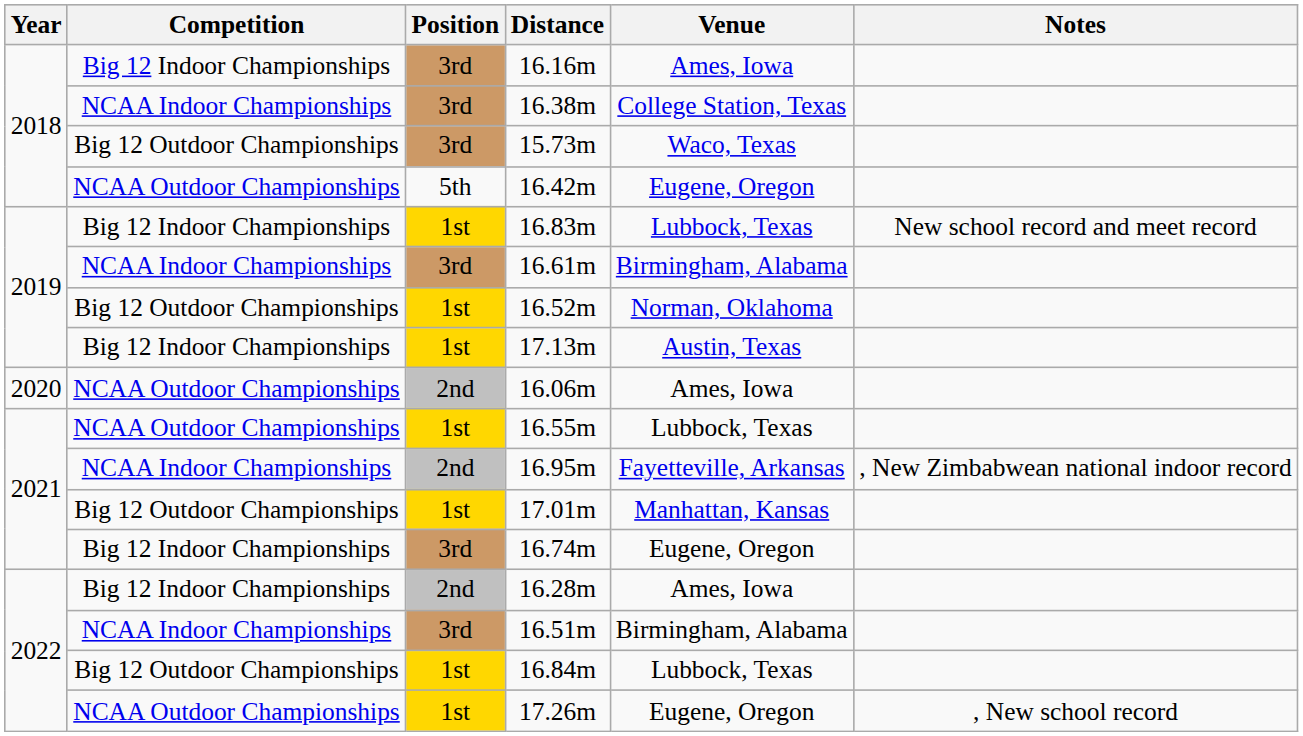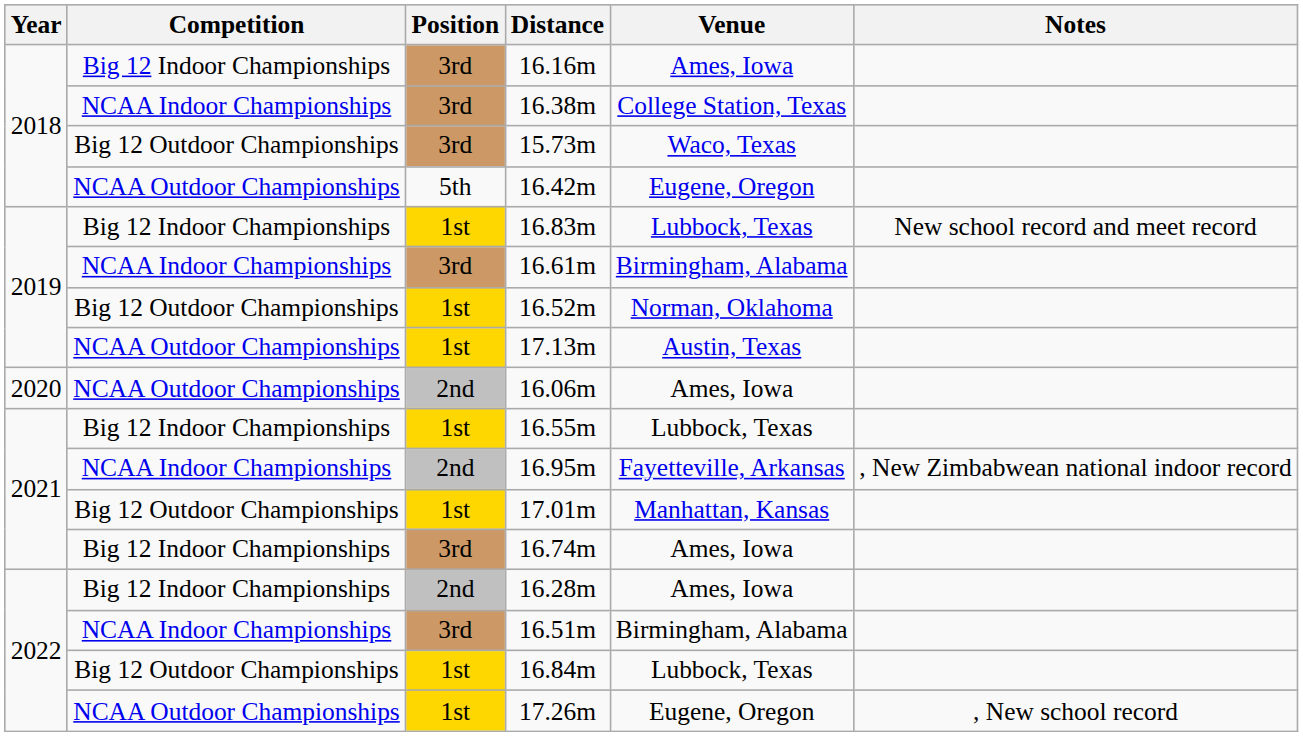(237, 347) Big 12 Indoor Championships -> (237, 347) NCAA Outdoor Championships
(237, 428) NCAA Outdoor Championships -> (237, 428) Big 12 Indoor Championships
(732, 549) Eugene, Oregon -> (732, 549) Ames, Iowa
